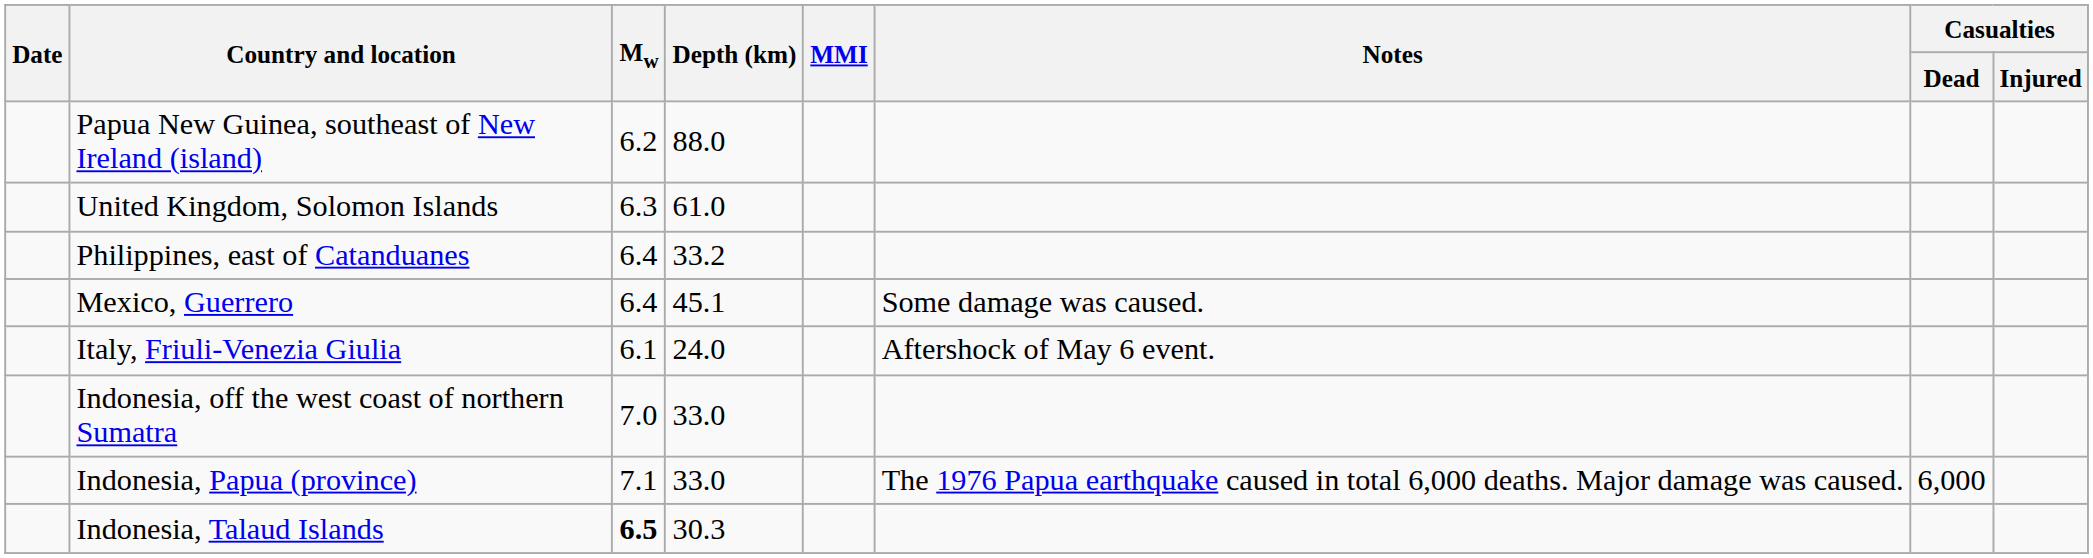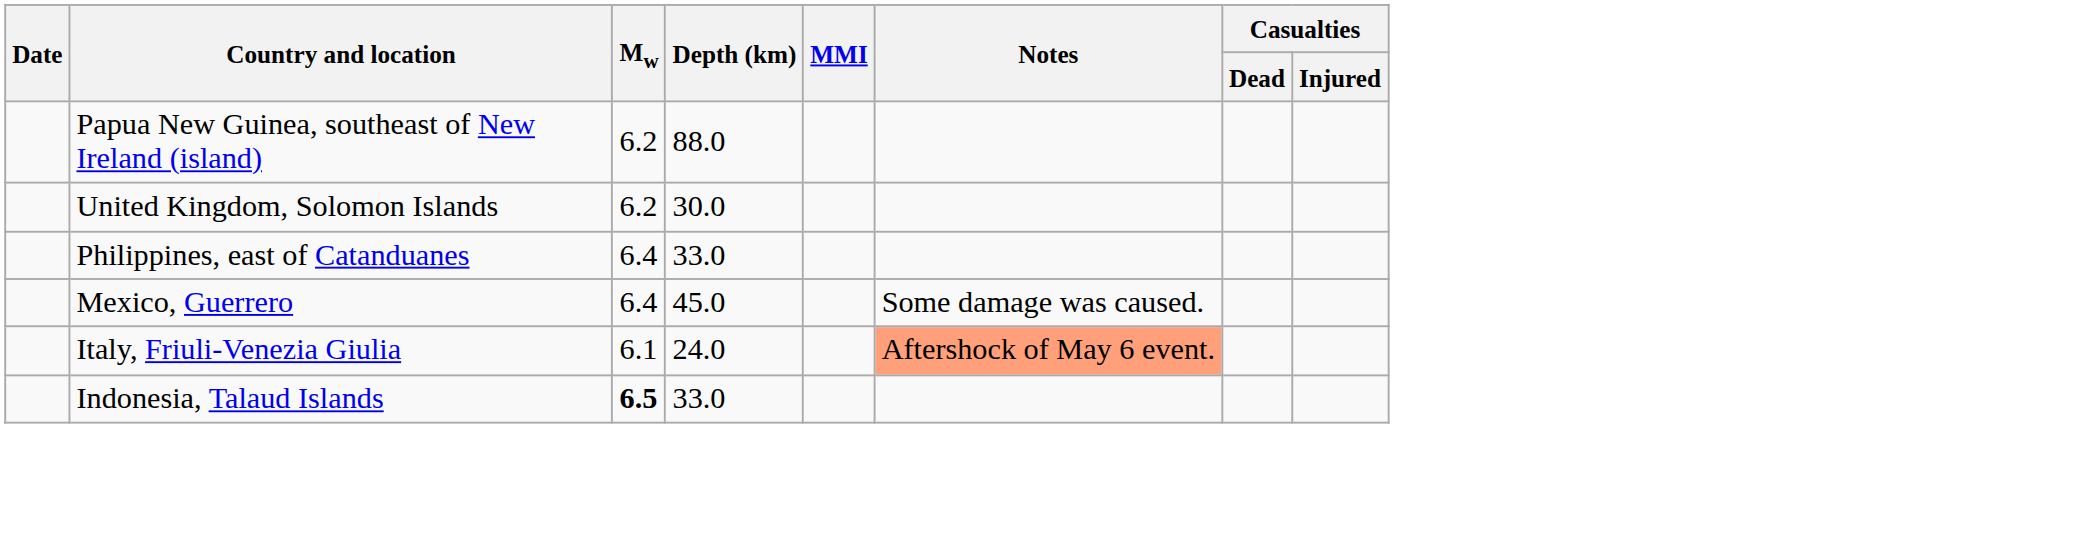(639, 206) 6.3 -> (639, 206) 6.2
(699, 206) 61.0 -> (699, 206) 30.0
(699, 254) 33.2 -> (699, 254) 33.0
(699, 302) 45.1 -> (699, 302) 45.0
(1048, 350) no background -> (1048, 350) lightsalmon background
- row: (320, 415)
- row: (247, 480)
(699, 528) 30.3 -> (699, 398) 33.0
